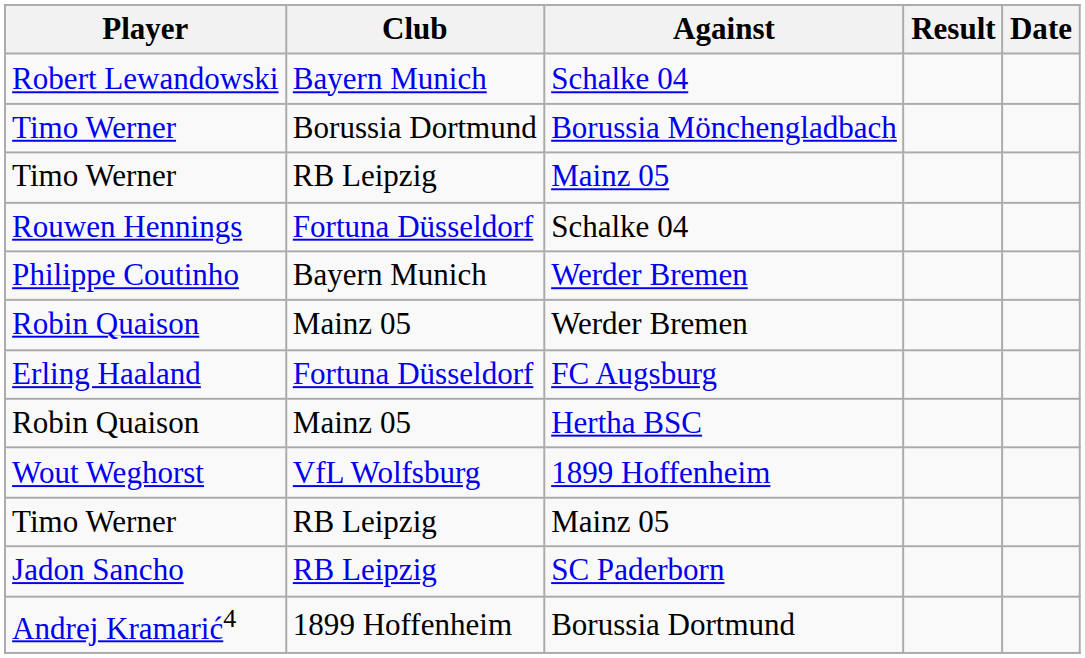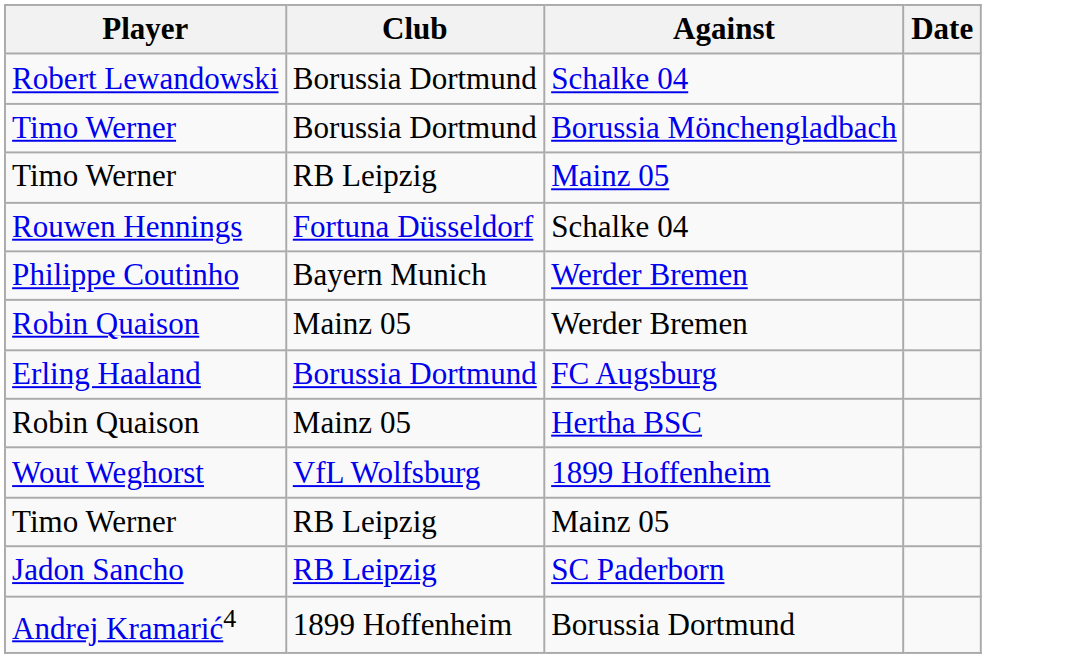- column: (953, 29)
(390, 78) Bayern Munich -> (415, 78) Borussia Dortmund
(413, 373) Fortuna Düsseldorf -> (415, 373) Borussia Dortmund
